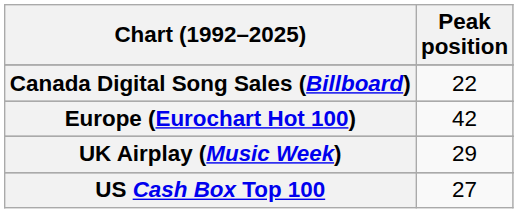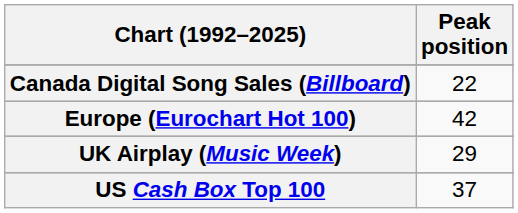(465, 189) 27 -> (465, 189) 37
